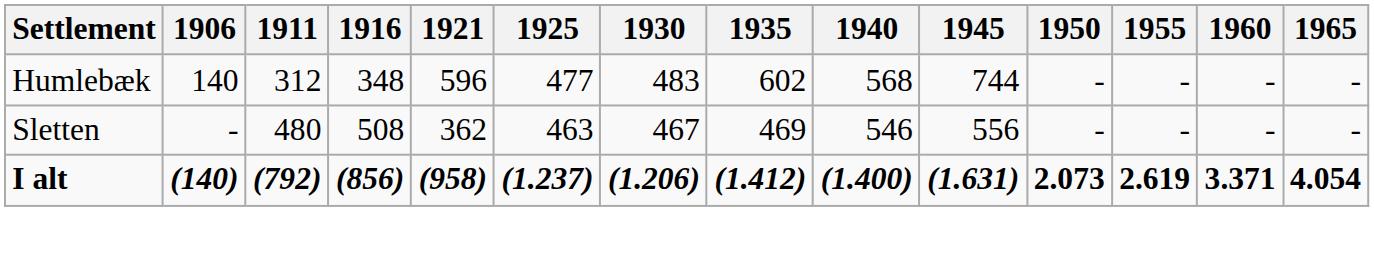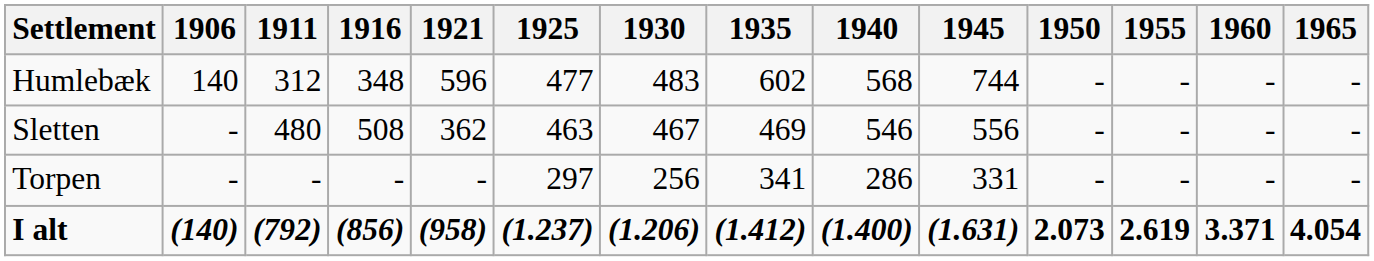+ row: (57, 179)
